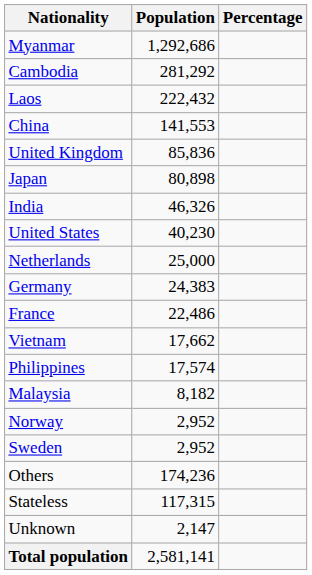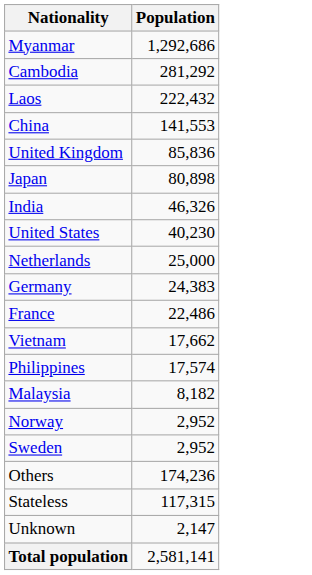- column: (263, 17)
